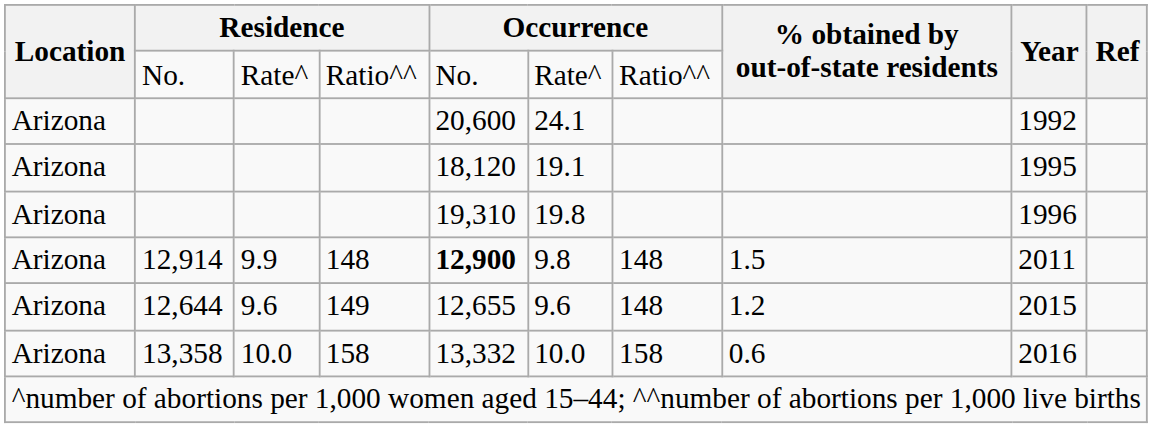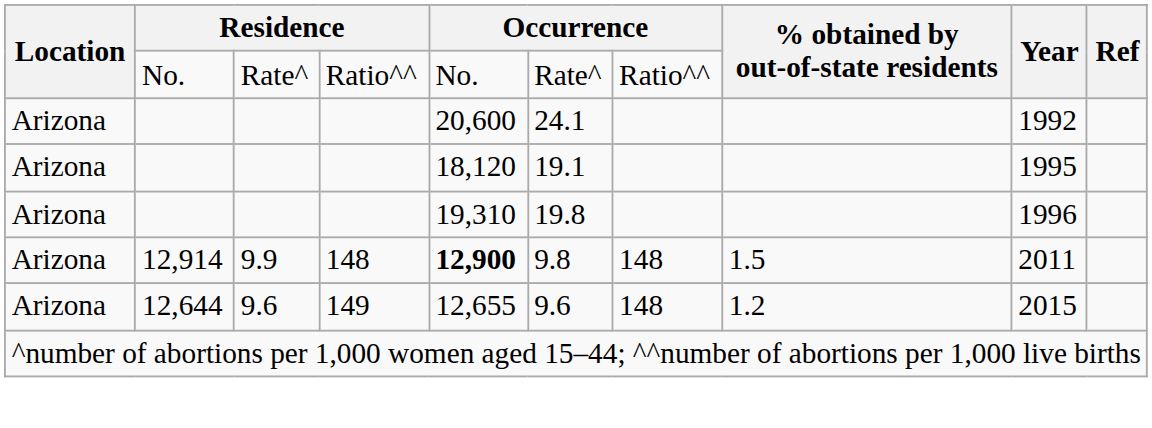- row: (182, 352)
